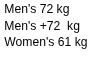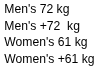+ row: (49, 59)
